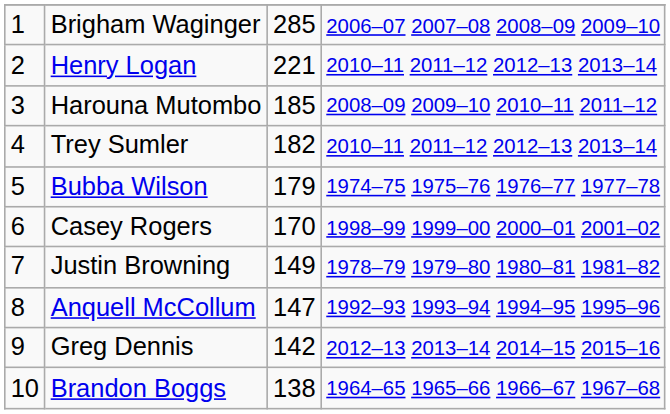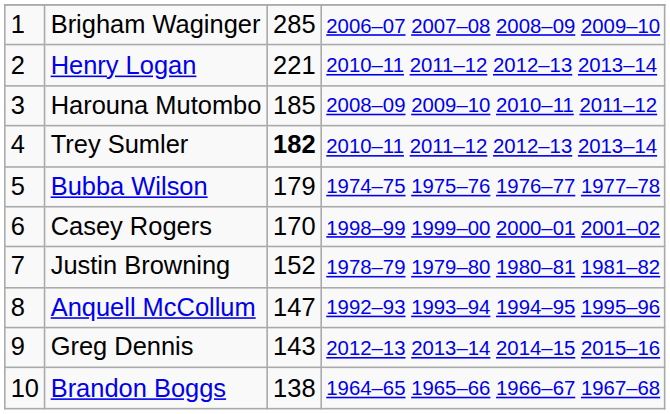(294, 145) normal -> (294, 145) bold
(294, 266) 149 -> (294, 266) 152
(294, 347) 142 -> (294, 347) 143
